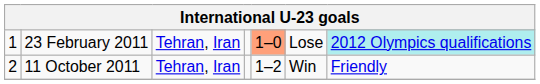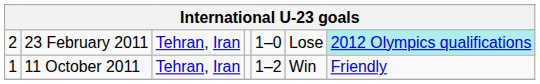(13, 42) 1 -> (13, 42) 2
(268, 42) lightsalmon background -> (268, 42) no background
(13, 68) 2 -> (13, 68) 1
